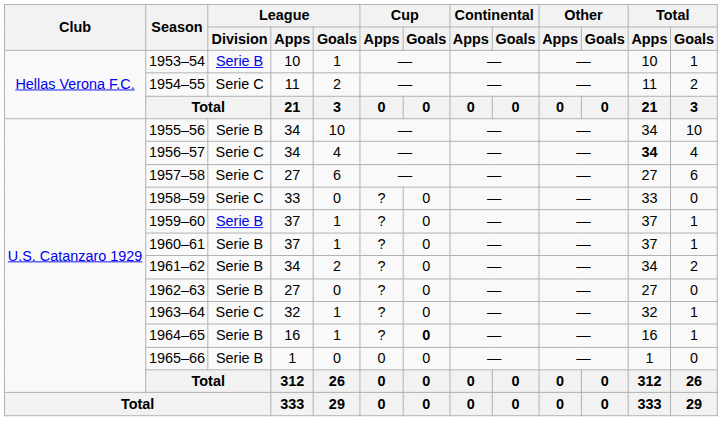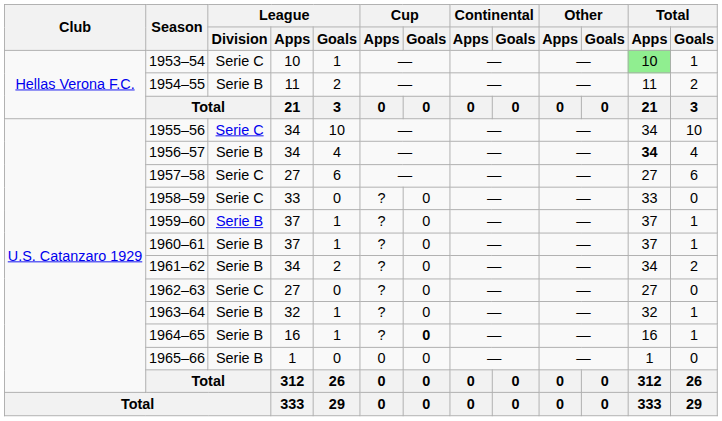(240, 61) Serie B -> (240, 61) Serie C
(649, 61) no background -> (649, 61) lightgreen background
(240, 84) Serie C -> (240, 84) Serie B
(240, 130) Serie B -> (240, 130) Serie C
(240, 152) Serie C -> (240, 152) Serie B
(240, 289) Serie B -> (240, 289) Serie C
(240, 312) Serie C -> (240, 312) Serie B
